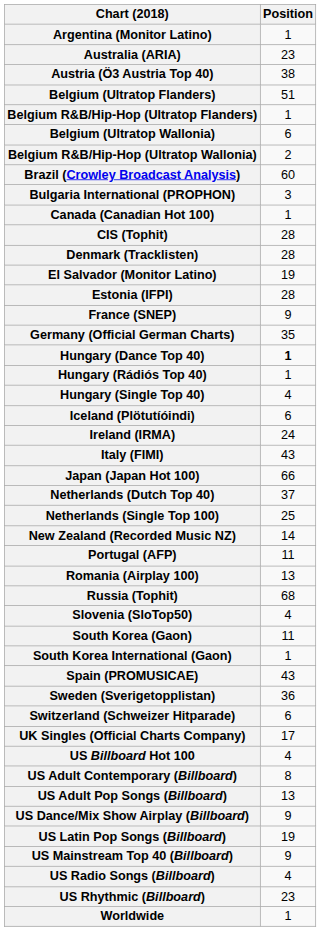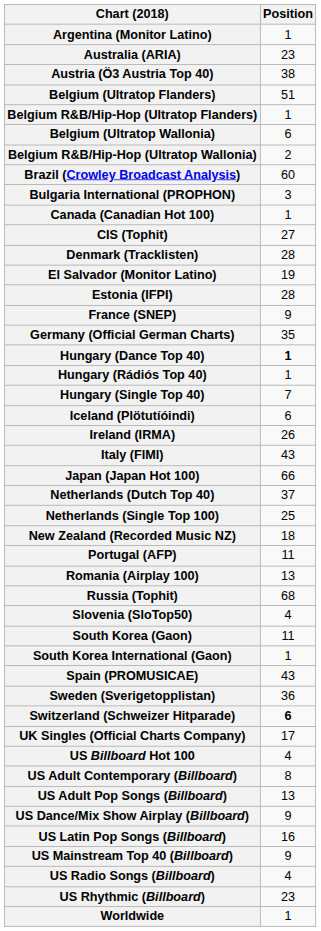(288, 235) 28 -> (288, 235) 27
(288, 395) 4 -> (288, 395) 7
(288, 435) 24 -> (288, 435) 26
(288, 535) 14 -> (288, 535) 18
(288, 716) normal -> (288, 716) bold
(288, 836) 19 -> (288, 836) 16
